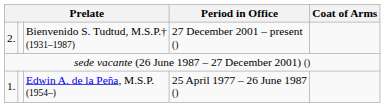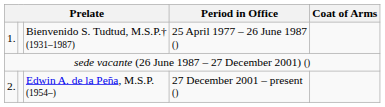(11, 37) 2. -> (11, 37) 1.
(237, 37) 27 December 2001 – present () -> (240, 37) 25 April 1977 – 26 June 1987 ()
(11, 86) 1. -> (11, 86) 2.
(240, 86) 25 April 1977 – 26 June 1987 () -> (237, 86) 27 December 2001 – present ()
